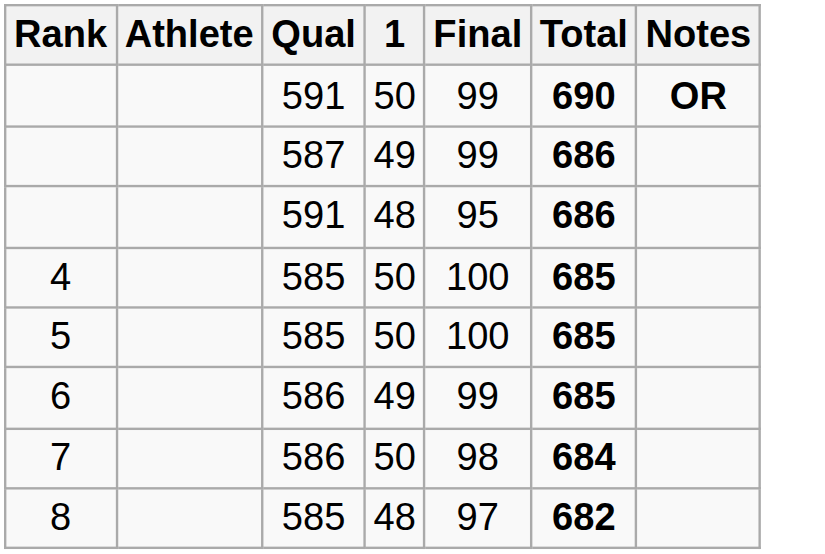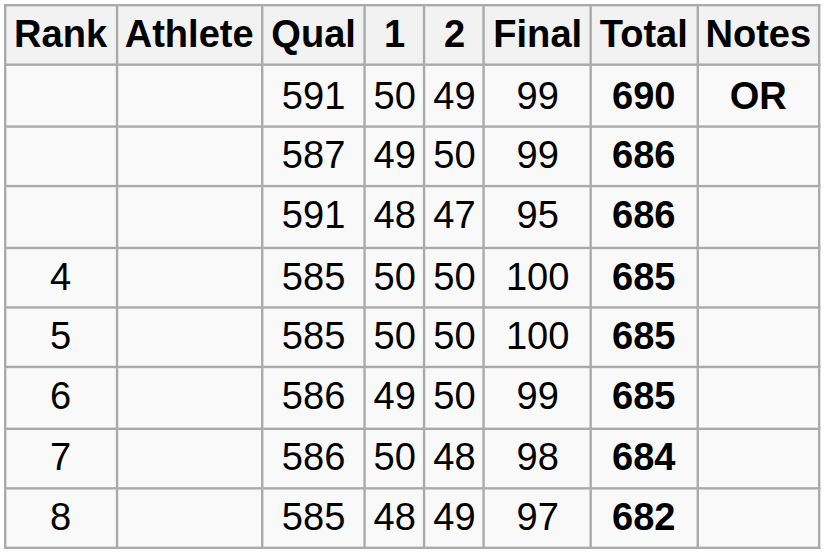+ column: (455, 34)
